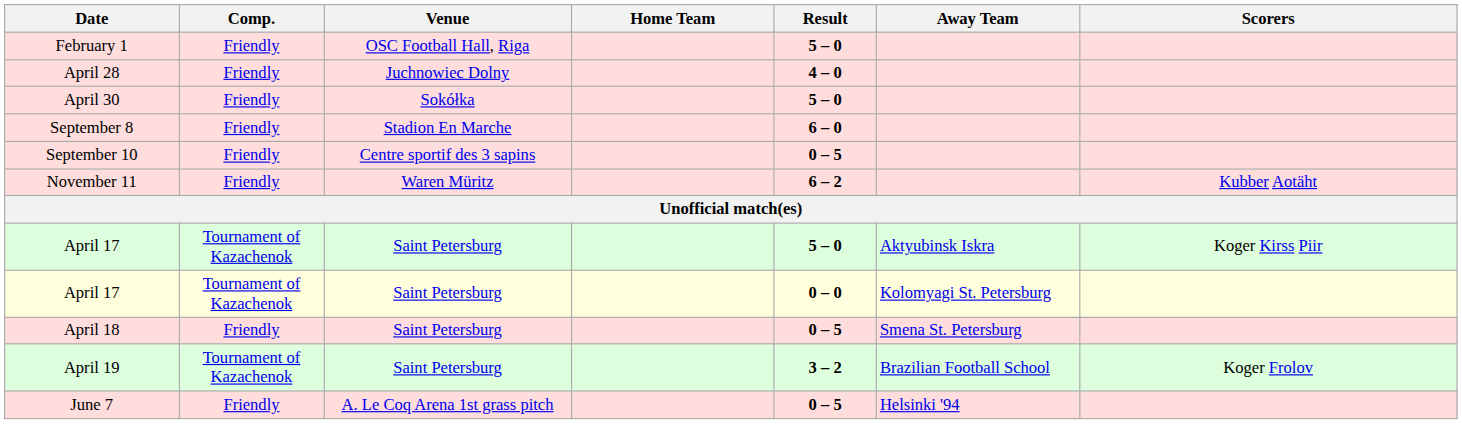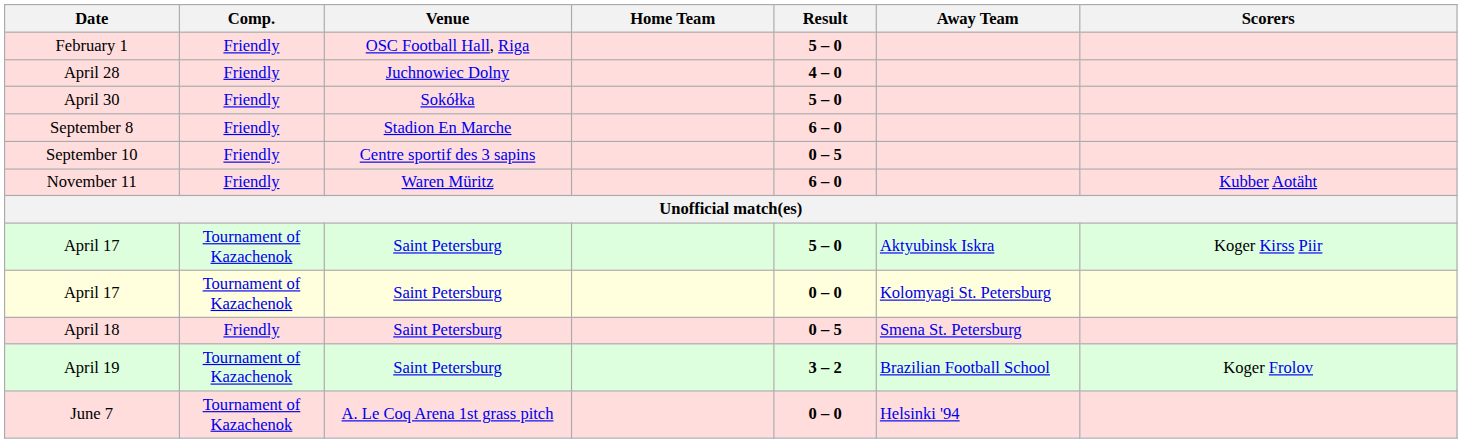(825, 182) 6 – 2 -> (825, 182) 6 – 0
(251, 404) Friendly -> (251, 414) Tournament of Kazachenok
(825, 404) 0 – 5 -> (825, 414) 0 – 0
